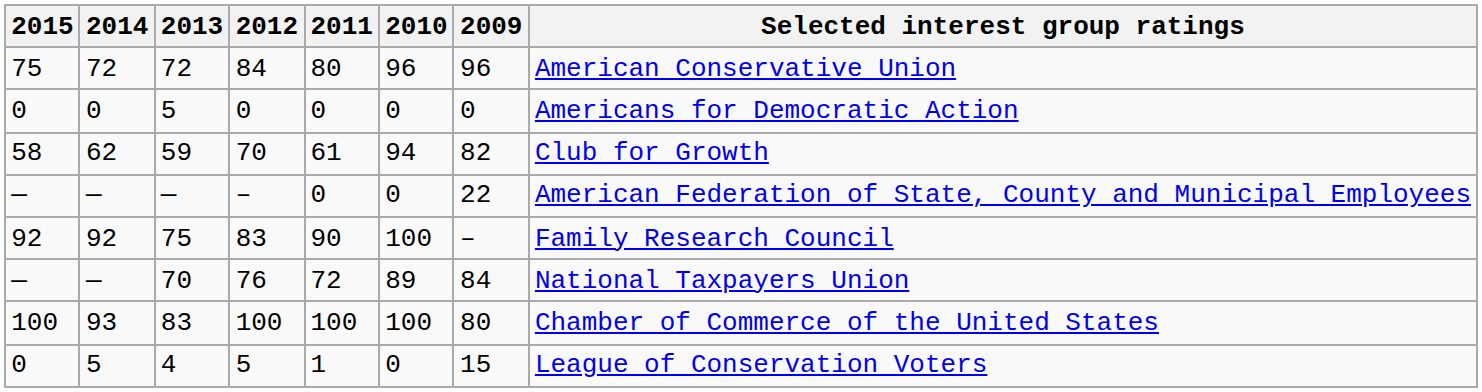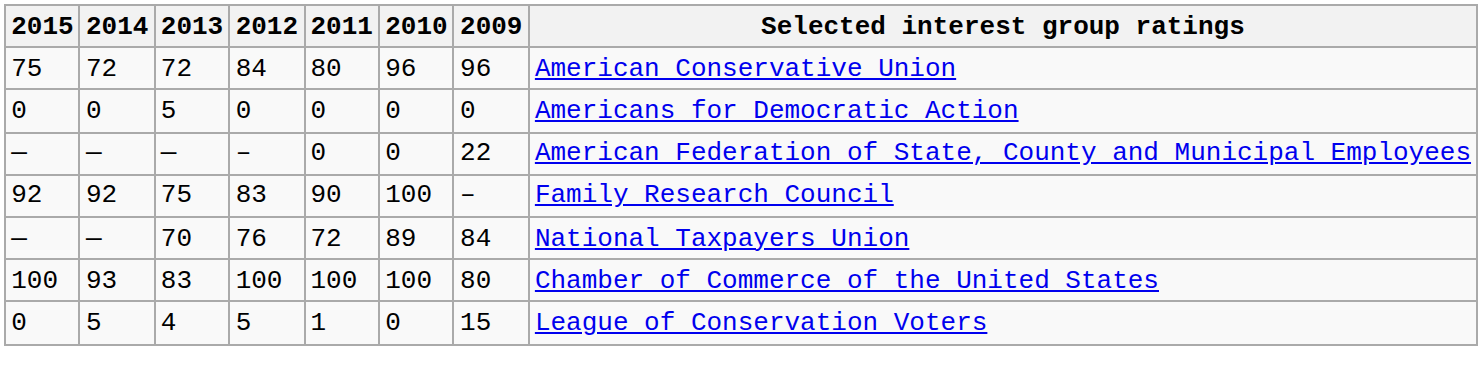- row: (176, 153)
